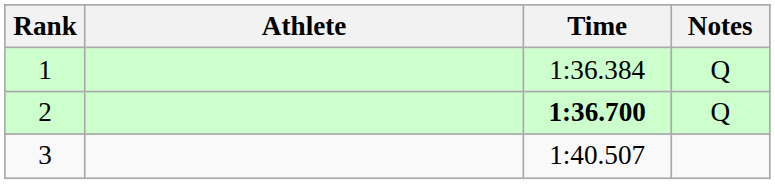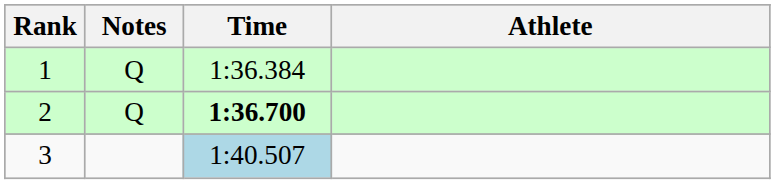columns swapped: (304, 26) <-> (720, 26)
(597, 155) no background -> (257, 155) lightblue background
